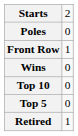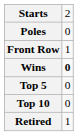(68, 67) normal -> (68, 67) bold
rows swapped: (33, 103) <-> (33, 85)
